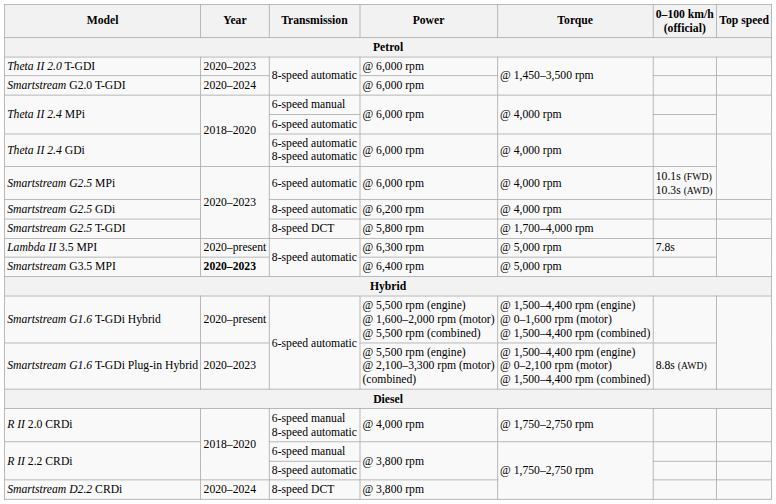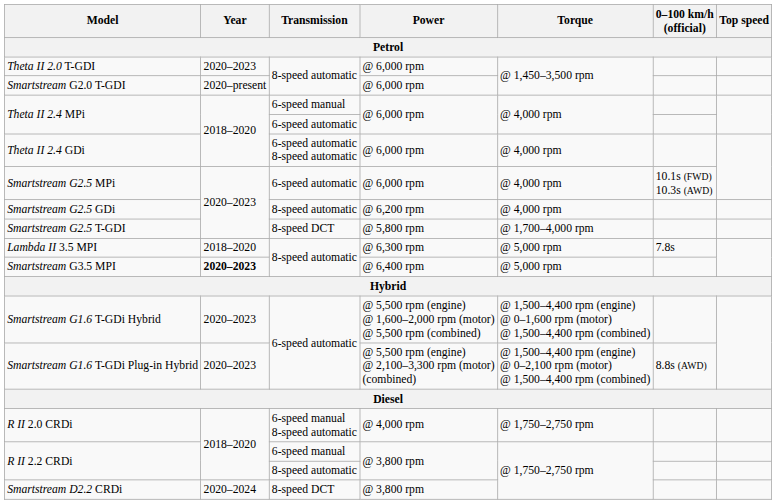(230, 85) 2020–2024 -> (235, 85) 2020–present
(235, 248) 2020–present -> (230, 248) 2018–2020
(235, 319) 2020–present -> (230, 319) 2020–2023
